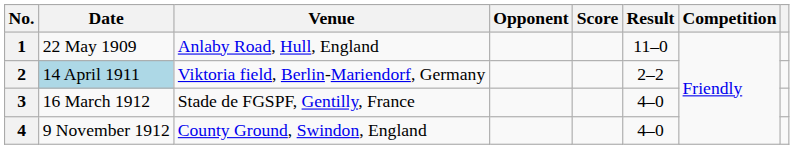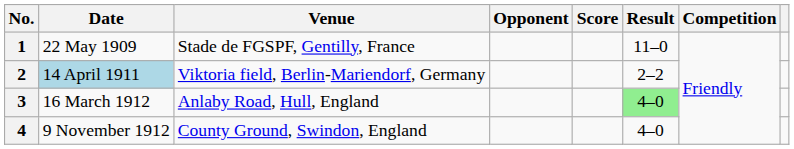(278, 46) Anlaby Road, Hull, England -> (296, 46) Stade de FGSPF, Gentilly, France
(296, 102) Stade de FGSPF, Gentilly, France -> (278, 102) Anlaby Road, Hull, England
(651, 102) no background -> (651, 102) lightgreen background
